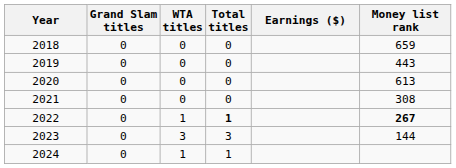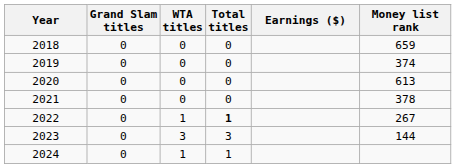(405, 63) 443 -> (405, 63) 374
(405, 99) 308 -> (405, 99) 378
(405, 118) bold -> (405, 118) normal
